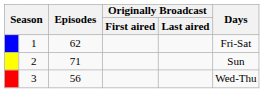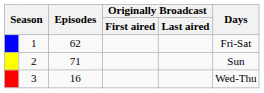(75, 78) 56 -> (75, 78) 16
